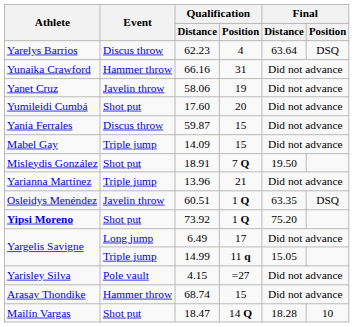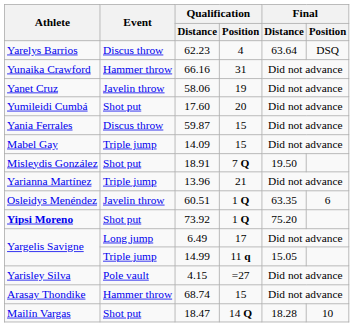(328, 200) DSQ -> (328, 200) 6
